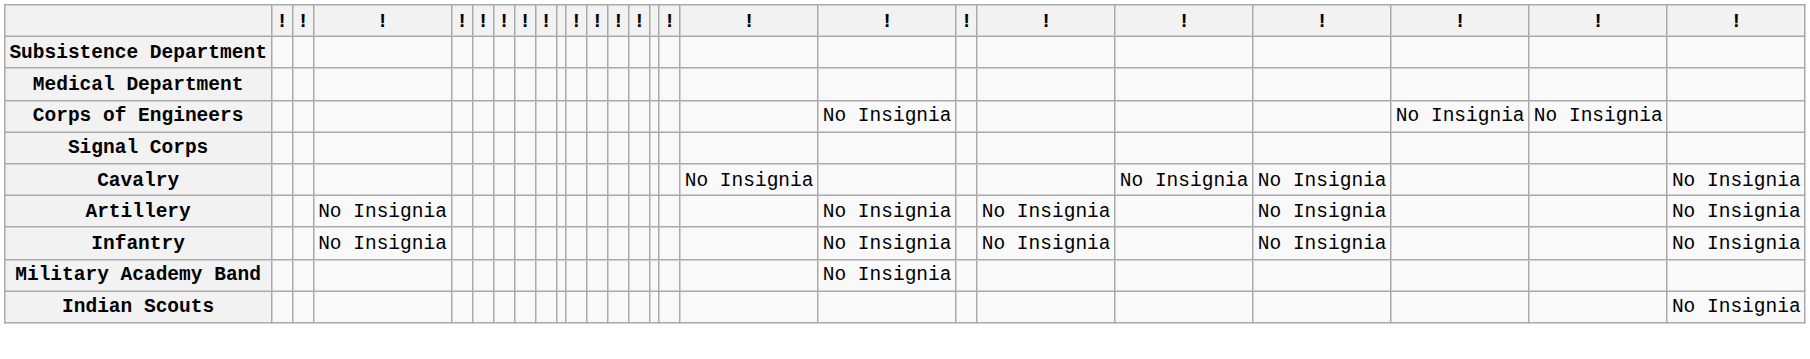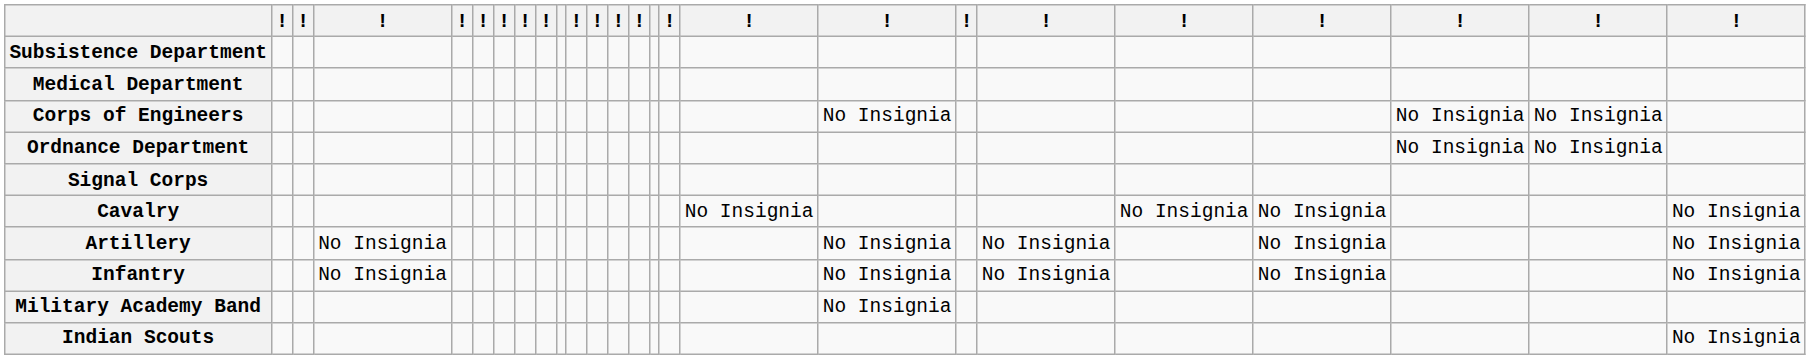+ row: (138, 148)
